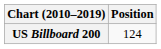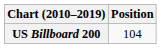(132, 33) 124 -> (132, 33) 104
